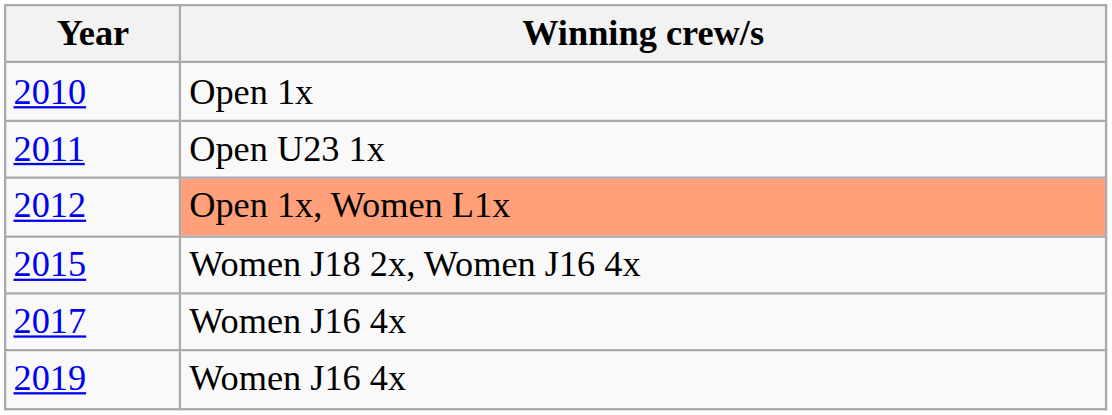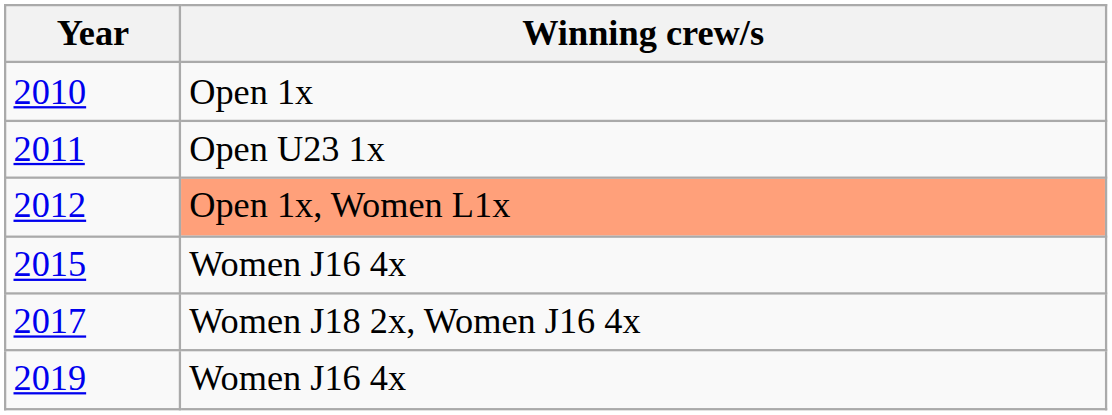(415, 263) Women J18 2x, Women J16 4x -> (298, 263) Women J16 4x
(298, 321) Women J16 4x -> (415, 321) Women J18 2x, Women J16 4x
